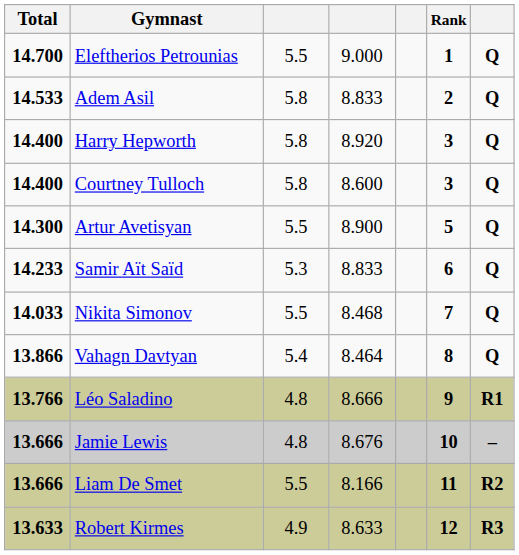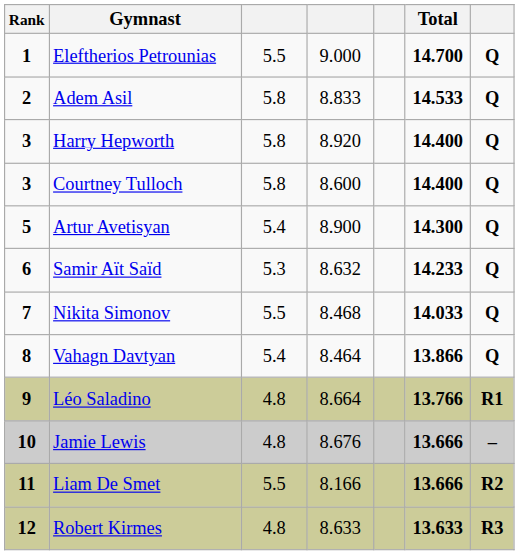columns swapped: (449, 20) <-> (38, 19)
(296, 227) 5.5 -> (274, 227) 5.4
(362, 270) 8.833 -> (340, 270) 8.632
(362, 399) 8.666 -> (340, 399) 8.664
(296, 527) 4.9 -> (274, 527) 4.8
